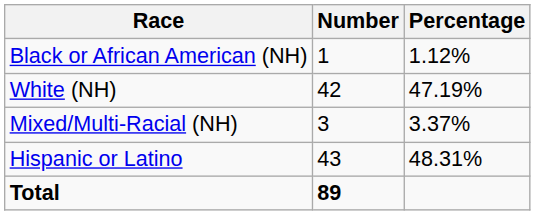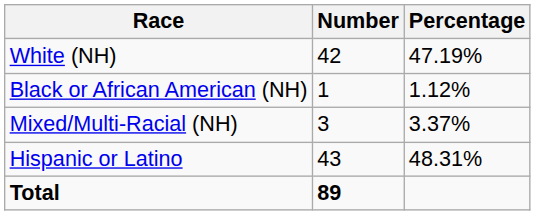rows swapped: (63, 90) <-> (159, 55)
